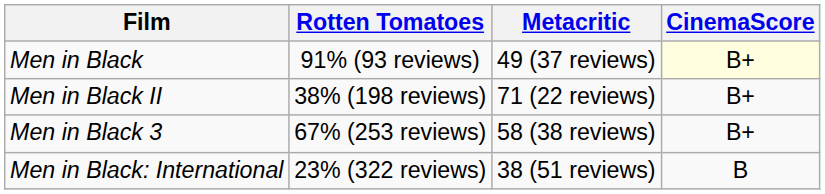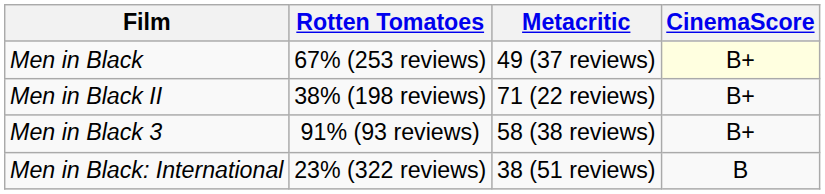(390, 59) 91% (93 reviews) -> (390, 59) 67% (253 reviews)
(390, 133) 67% (253 reviews) -> (390, 133) 91% (93 reviews)
